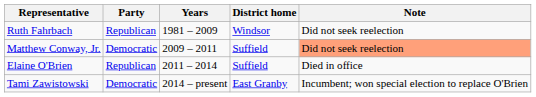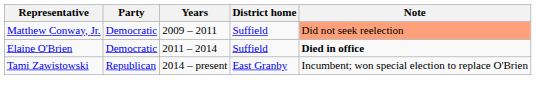- row: (40, 30)
(131, 65) Republican -> (131, 48) Democratic
(332, 65) normal -> (333, 48) bold
(131, 83) Democratic -> (131, 65) Republican
